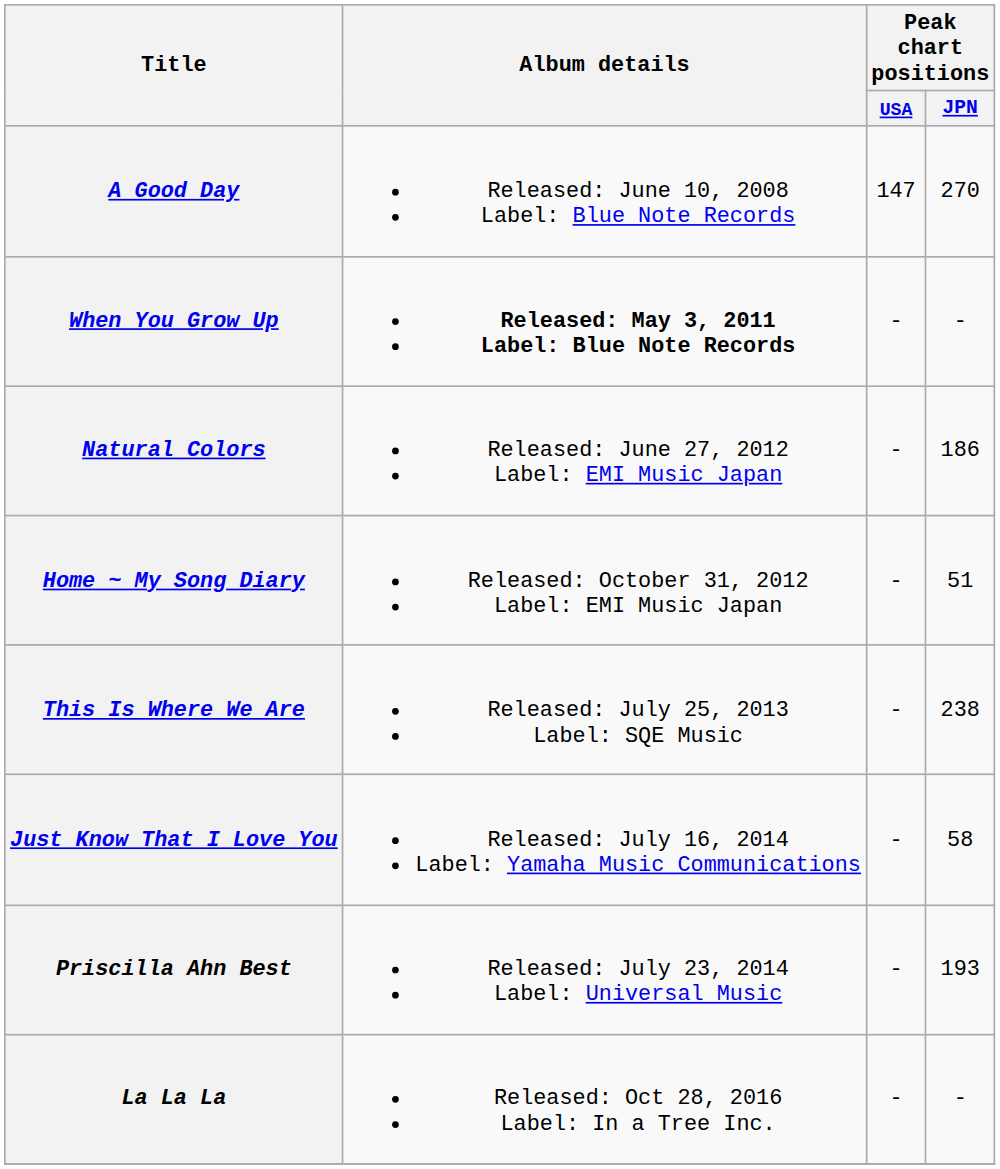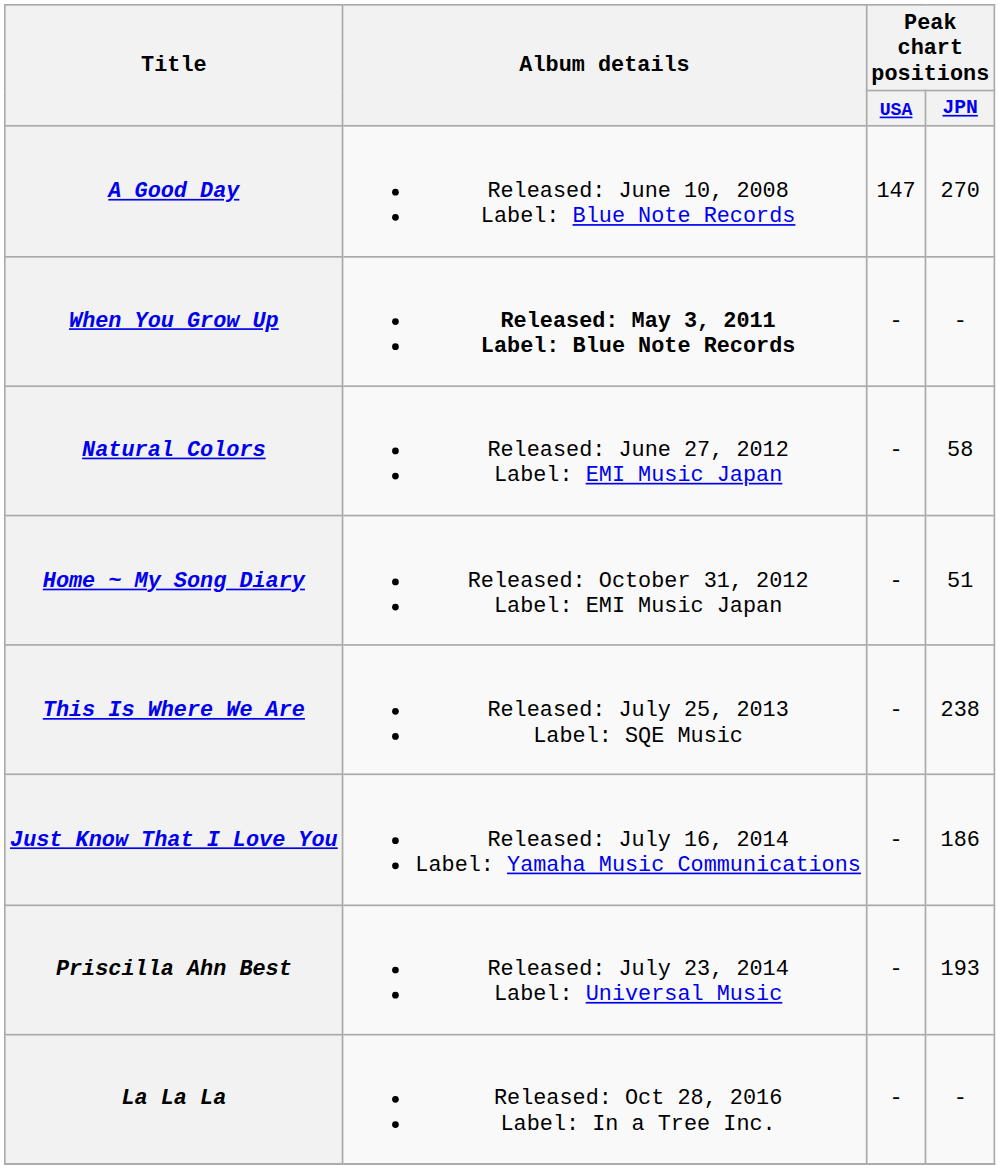(960, 451) 186 -> (960, 451) 58
(960, 840) 58 -> (960, 840) 186
